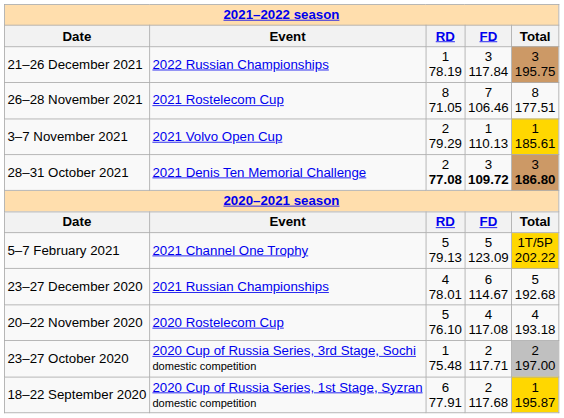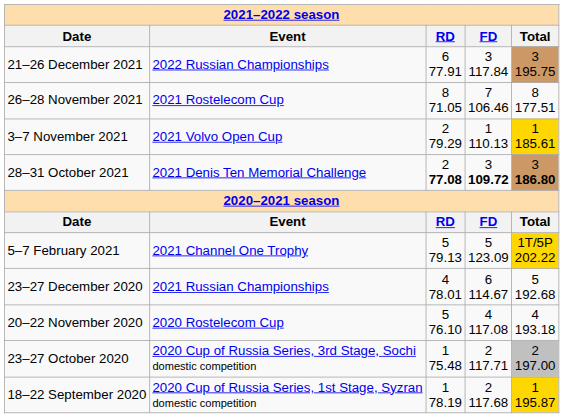(445, 64) 1 78.19 -> (445, 64) 6 77.91
(445, 394) 6 77.91 -> (445, 394) 1 78.19
